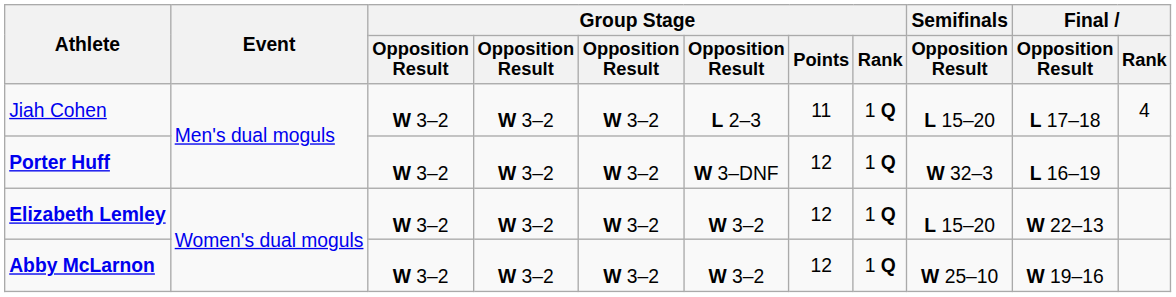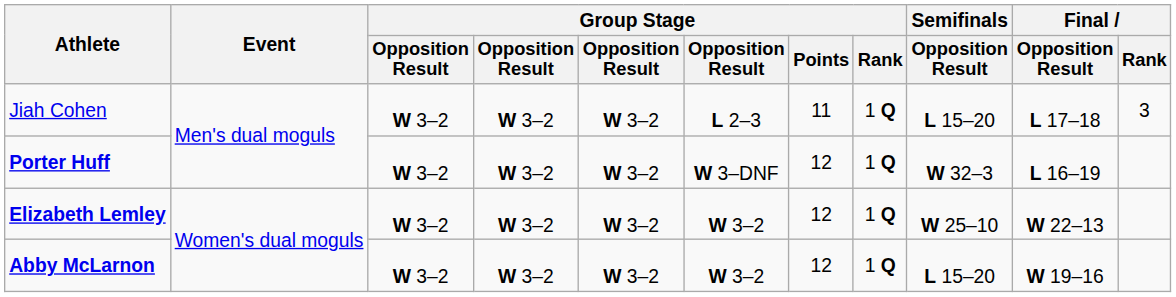(1144, 110) 4 -> (1144, 110) 3
(960, 225) L 15–20 -> (960, 225) W 25–10
(960, 277) W 25–10 -> (960, 277) L 15–20
